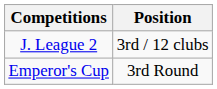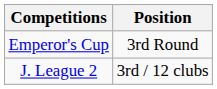rows swapped: (59, 44) <-> (59, 71)
